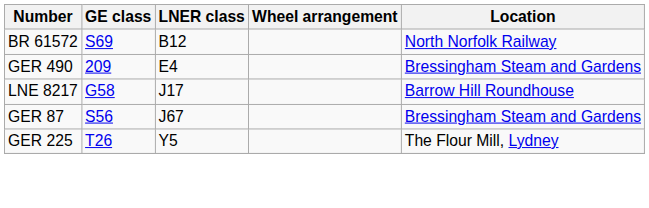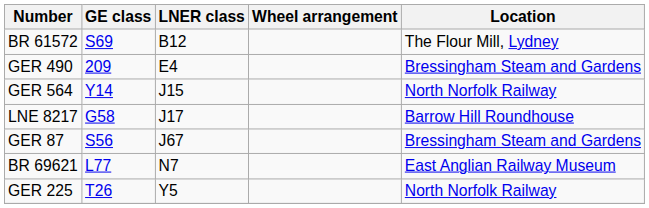(481, 41) North Norfolk Railway -> (482, 41) The Flour Mill, Lydney
+ row: (40, 91)
+ row: (43, 166)
(482, 141) The Flour Mill, Lydney -> (481, 191) North Norfolk Railway
